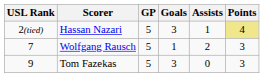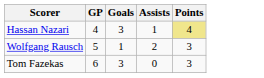- column: (31, 13)
(148, 30) 5 -> (95, 30) 4
(148, 64) 5 -> (95, 64) 6
